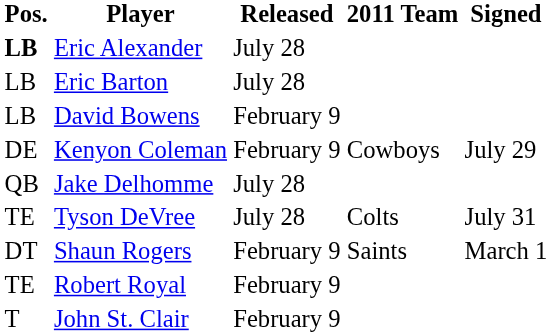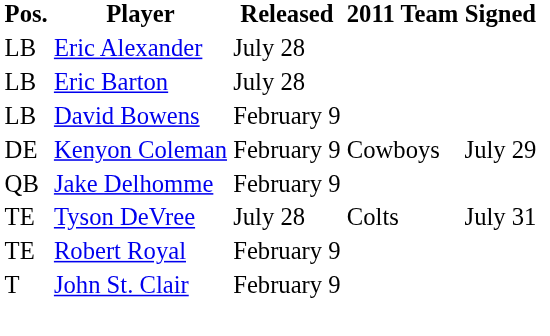(21, 48) bold -> (20, 48) normal
(269, 183) July 28 -> (287, 183) February 9
- row: (123, 251)
